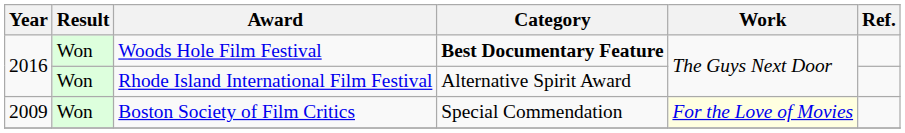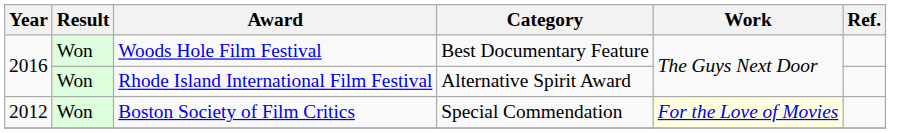(552, 50) bold -> (545, 50) normal
(28, 111) 2009 -> (28, 111) 2012
